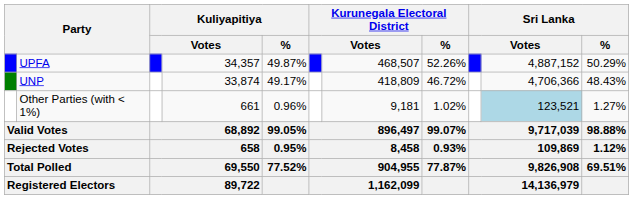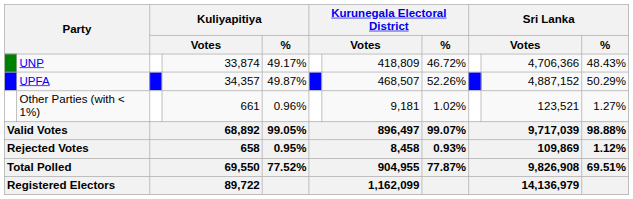rows swapped: (35, 63) <-> (32, 81)
(558, 106) lightblue background -> (558, 106) no background
